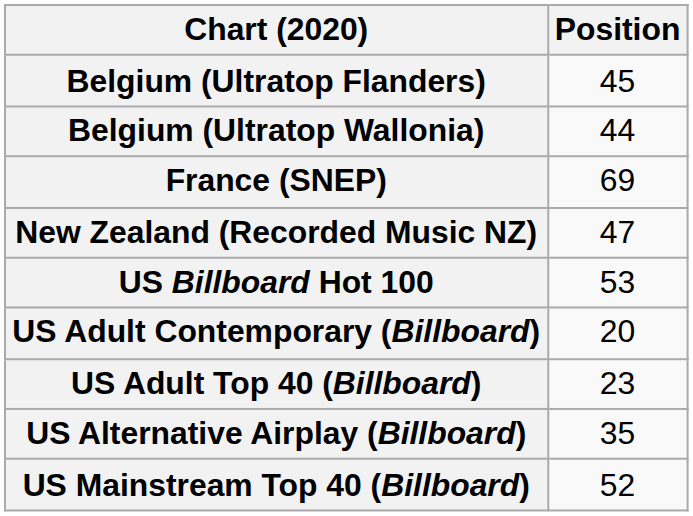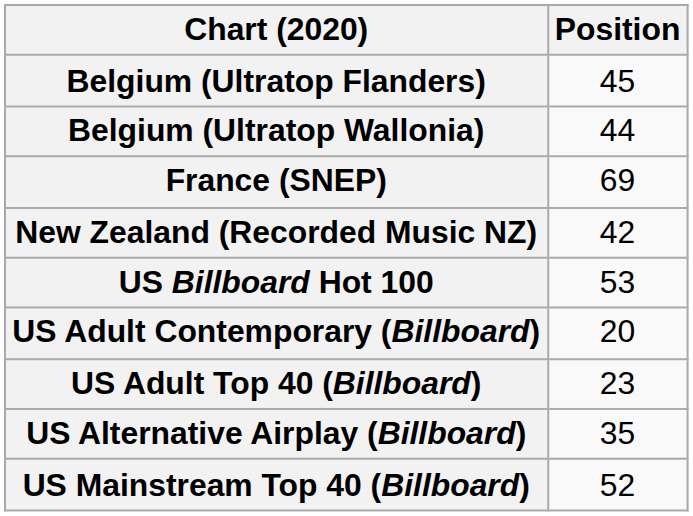(618, 231) 47 -> (618, 231) 42
